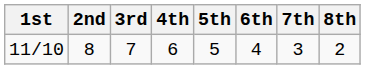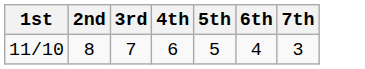- column: (340, 20)
